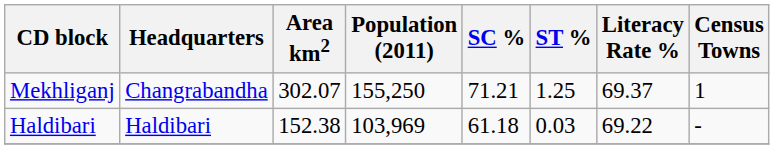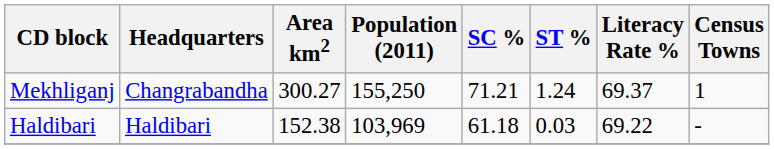(309, 90) 302.07 -> (309, 90) 300.27
(555, 90) 1.25 -> (555, 90) 1.24
